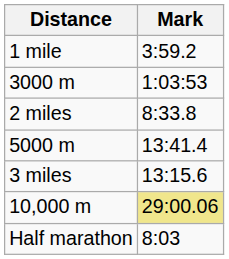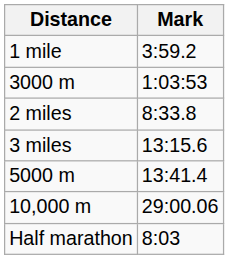rows swapped: (40, 176) <-> (42, 144)
(180, 207) khaki background -> (180, 207) no background
